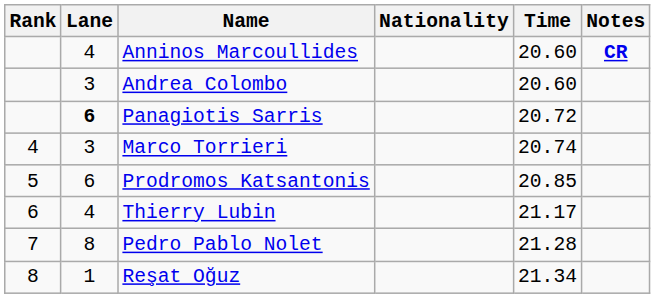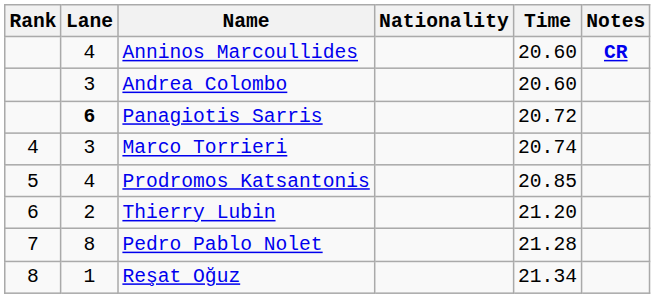(89, 181) 6 -> (89, 181) 4
(89, 213) 4 -> (89, 213) 2
(548, 213) 21.17 -> (548, 213) 21.20
